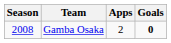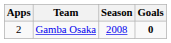columns swapped: (23, 13) <-> (121, 13)
